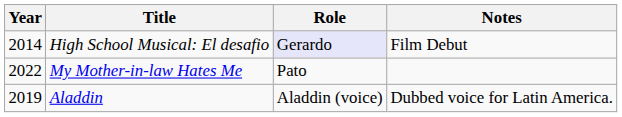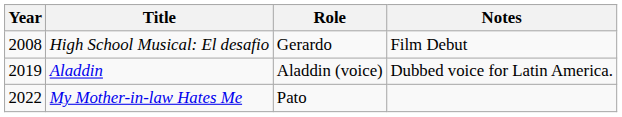(25, 44) 2014 -> (25, 44) 2008
(304, 44) lavender background -> (304, 44) no background
rows swapped: (76, 97) <-> (146, 71)
